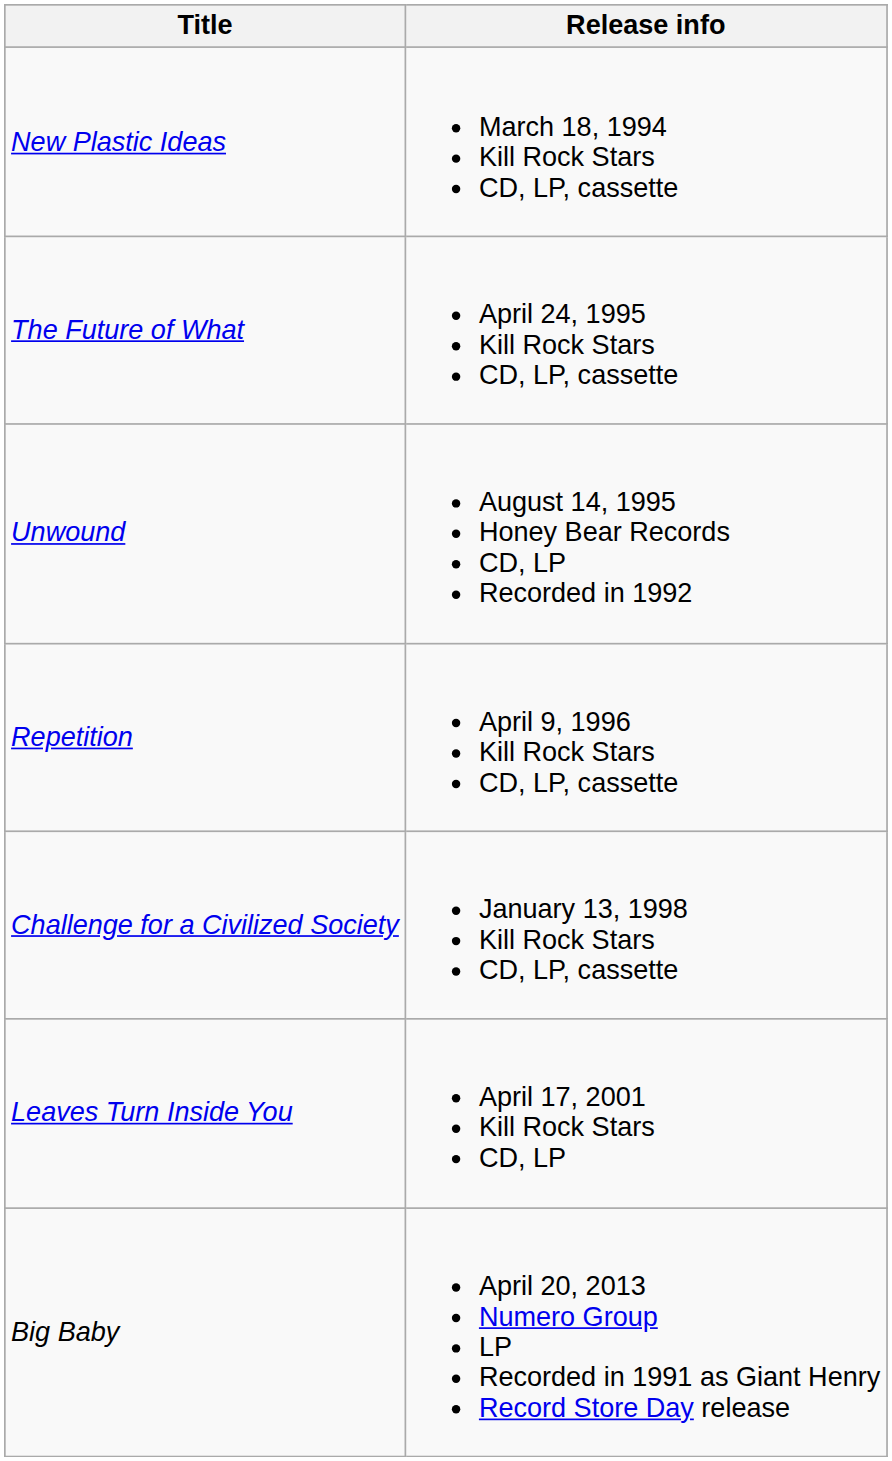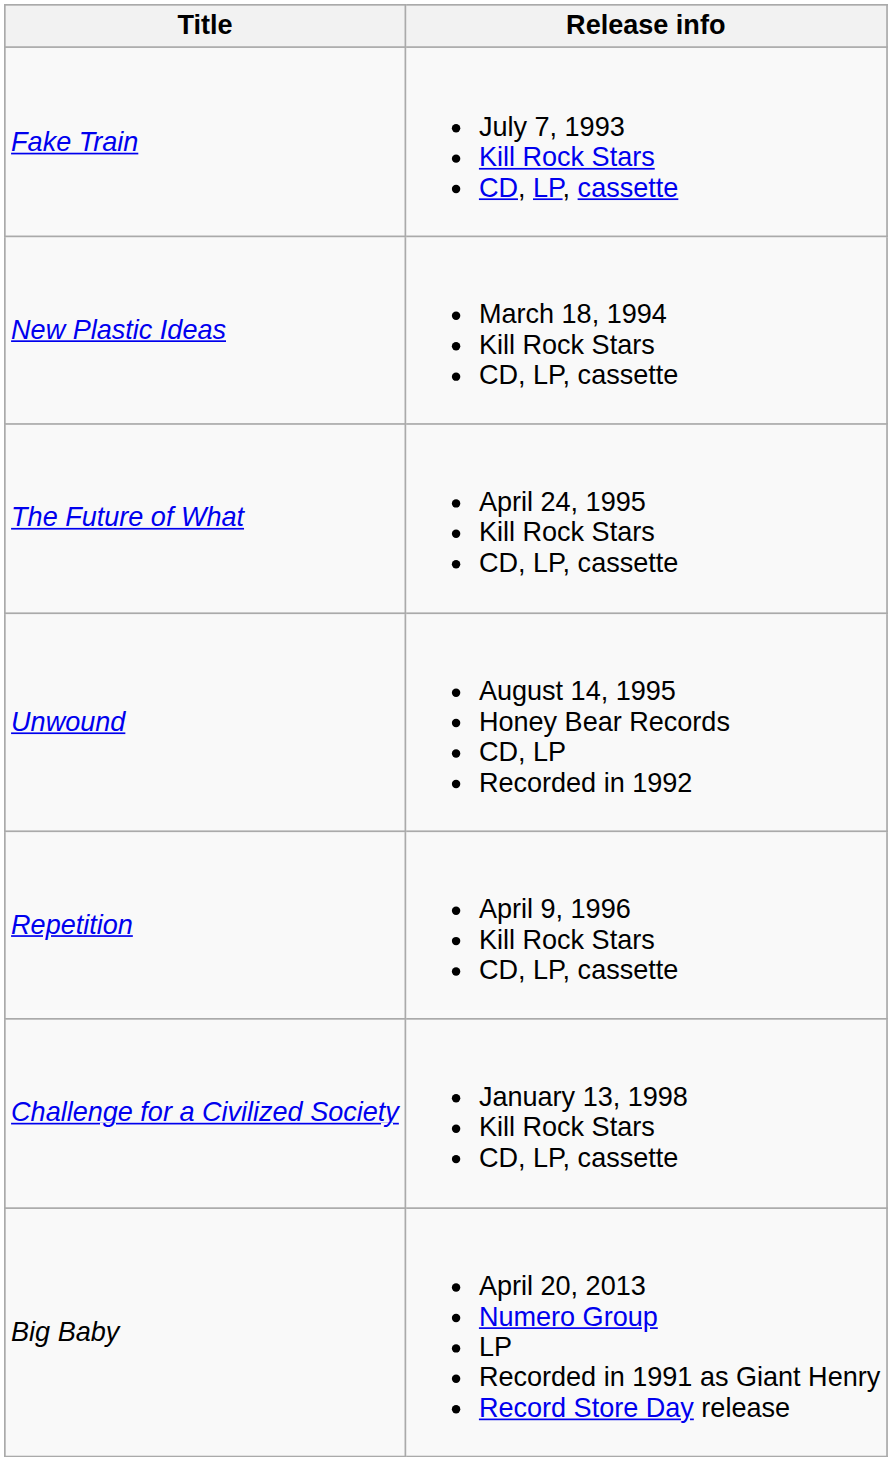+ row: (75, 141)
- row: (152, 1113)
